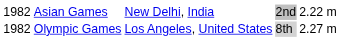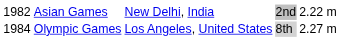(17, 29) 1982 -> (17, 29) 1984
